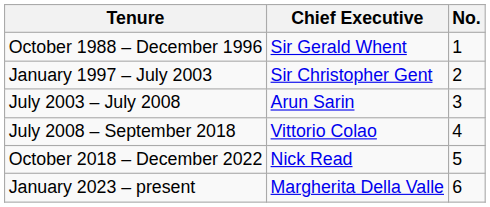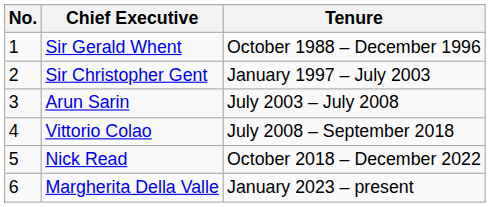columns swapped: (466, 18) <-> (136, 18)
